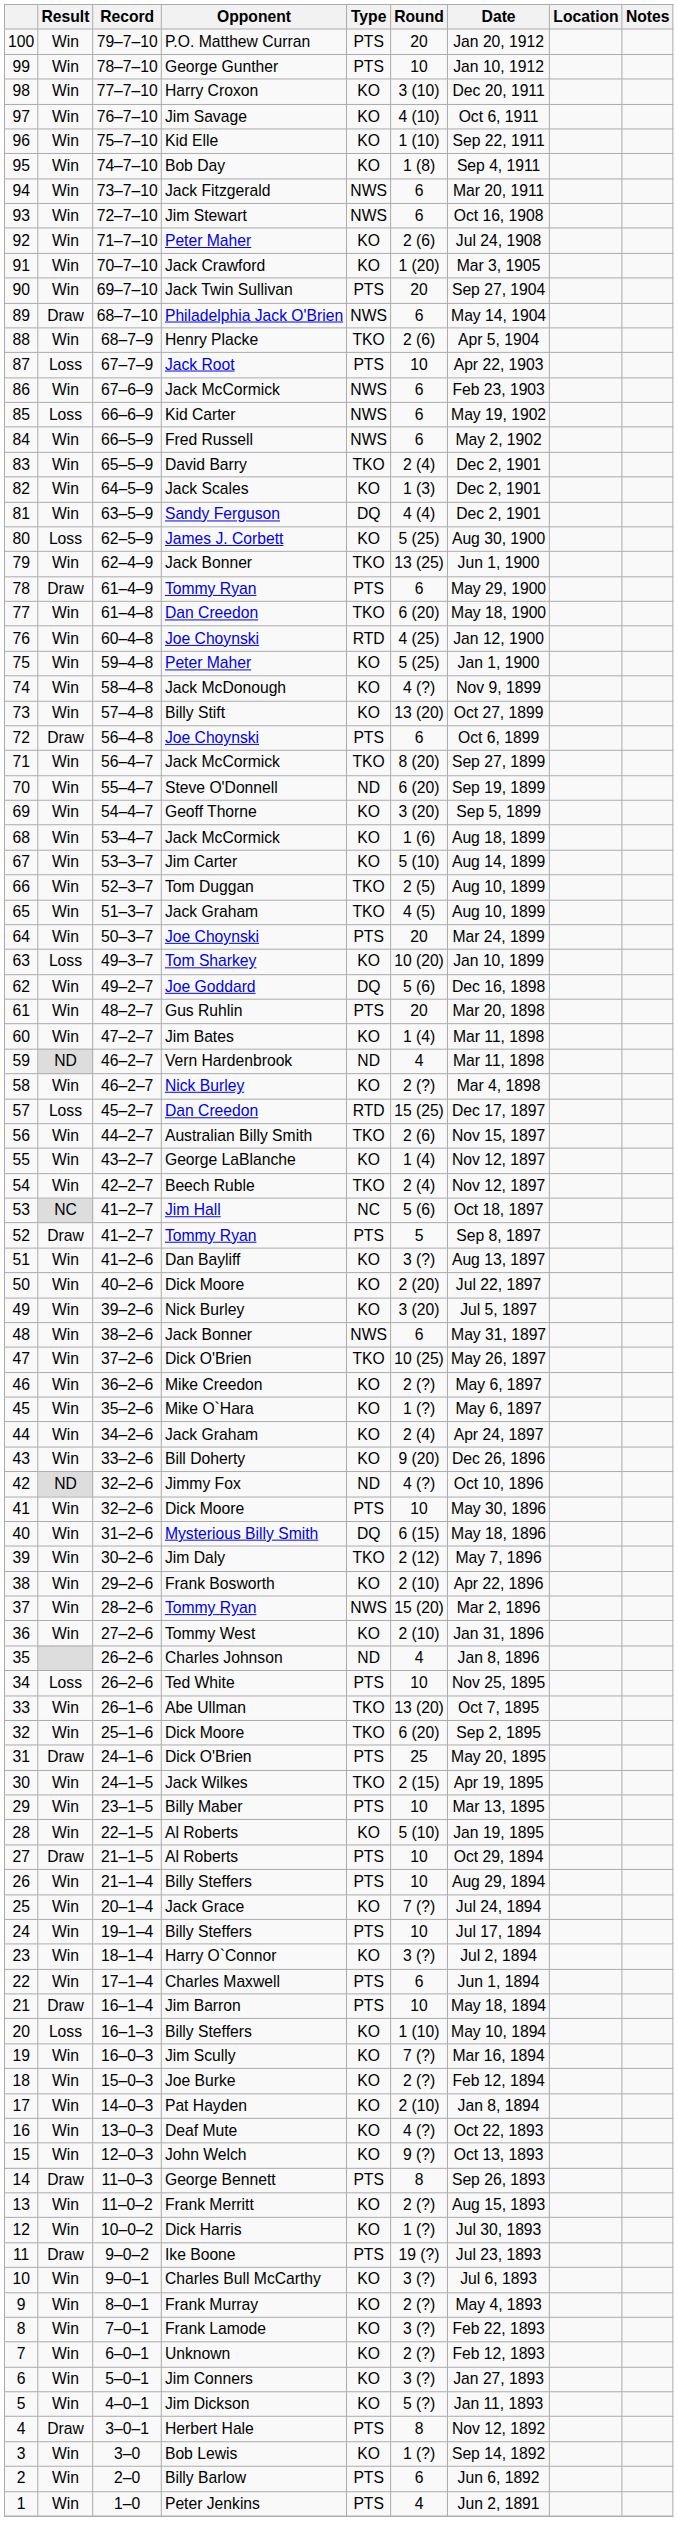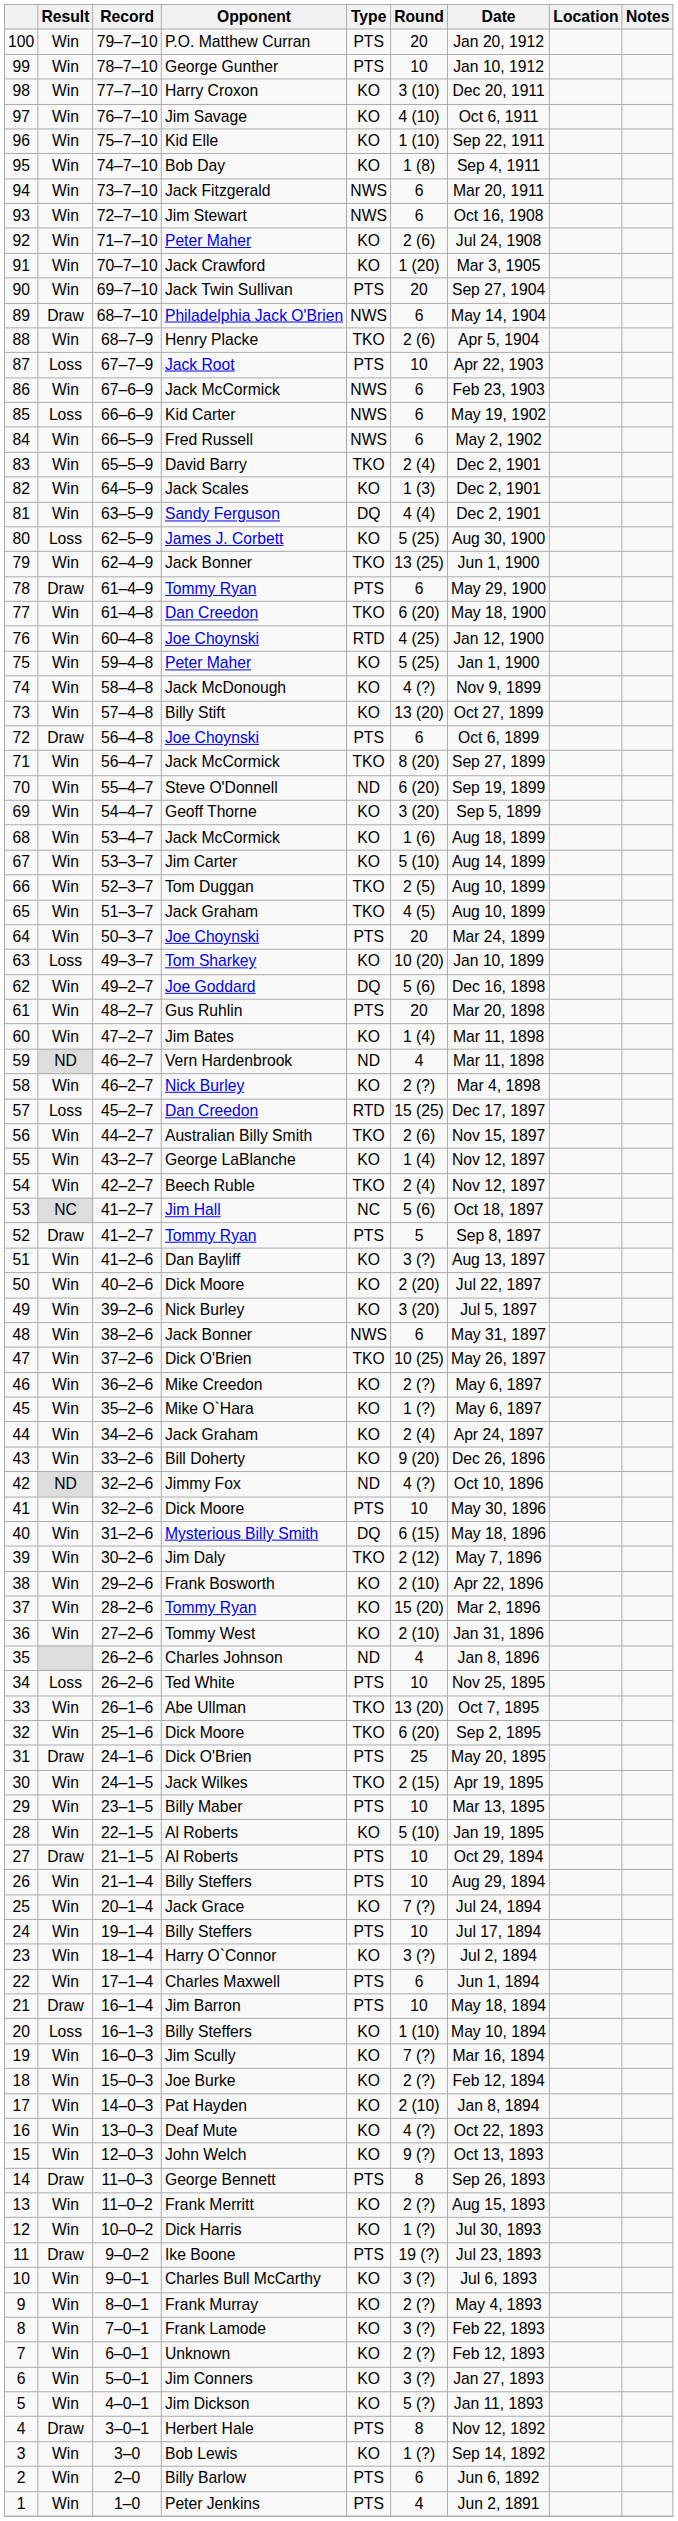(369, 1608) NWS -> (369, 1608) KO
